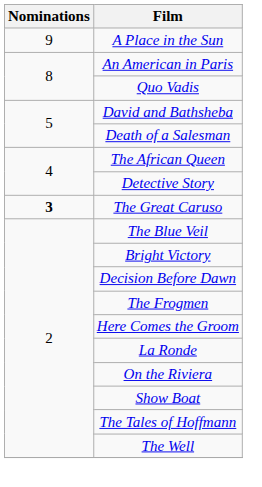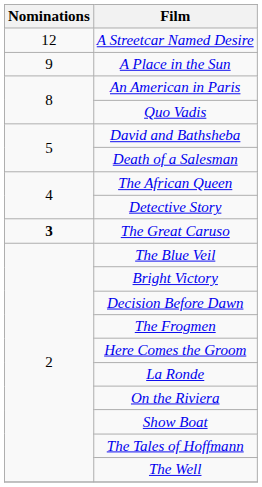+ row: (175, 40)
